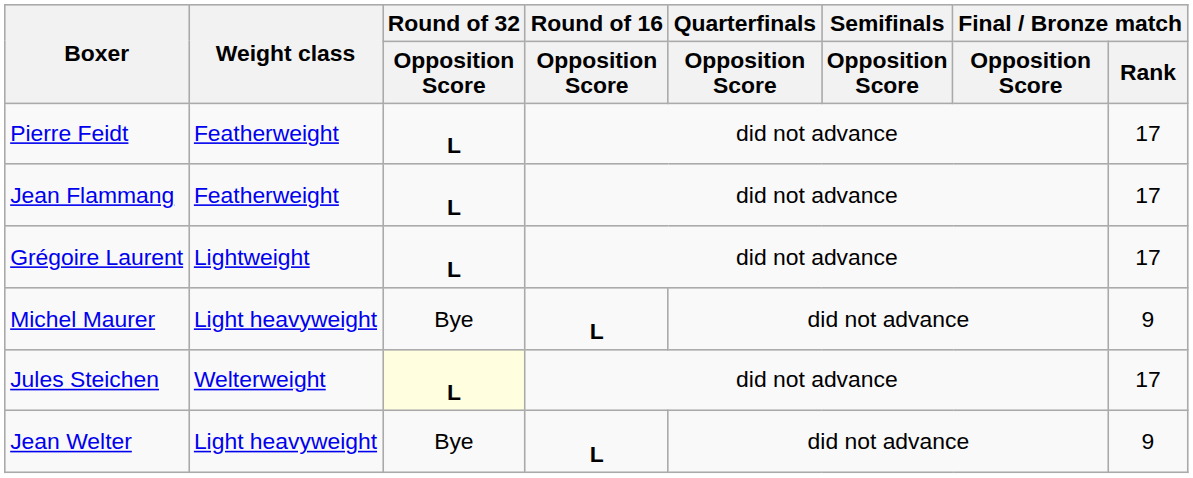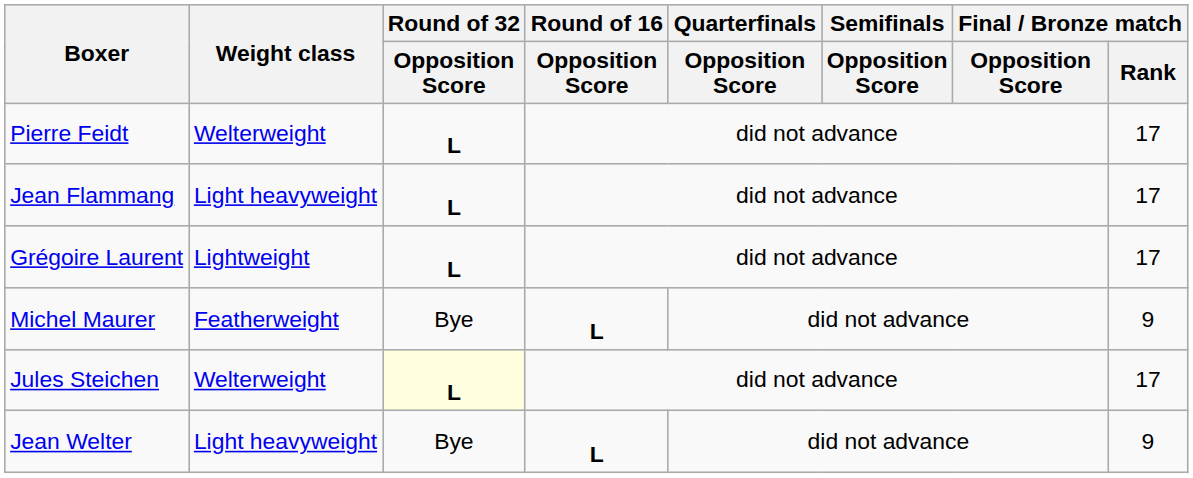(266, 134) Featherweight -> (260, 134) Welterweight
(266, 195) Featherweight -> (285, 195) Light heavyweight
(285, 319) Light heavyweight -> (266, 319) Featherweight
